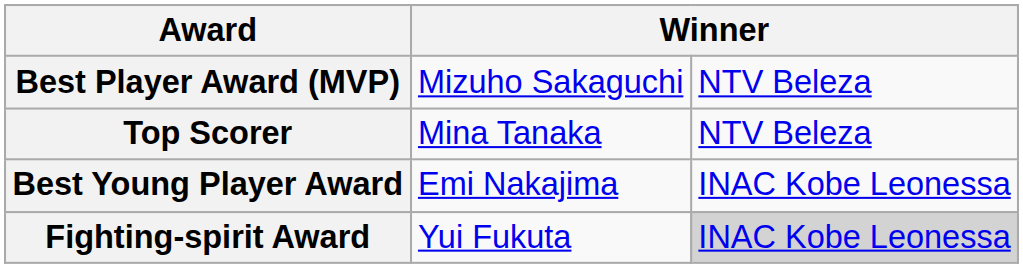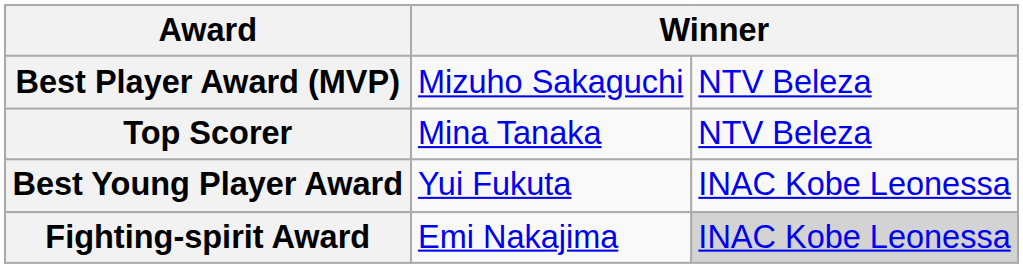(518, 184) Emi Nakajima -> (495, 184) Yui Fukuta
(495, 236) Yui Fukuta -> (518, 236) Emi Nakajima
